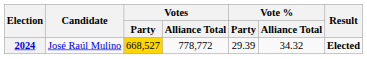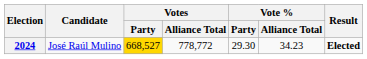(243, 45) 29.39 -> (243, 45) 29.30
(291, 45) 34.32 -> (291, 45) 34.23
